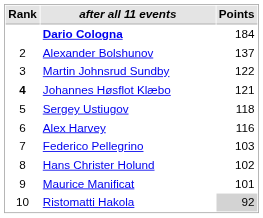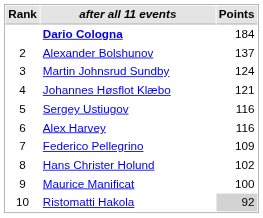(245, 72) 122 -> (245, 72) 124
(23, 90) bold -> (23, 90) normal
(245, 109) 118 -> (245, 109) 116
(245, 146) 103 -> (245, 146) 109
(245, 184) 101 -> (245, 184) 100
